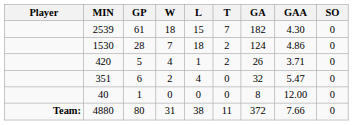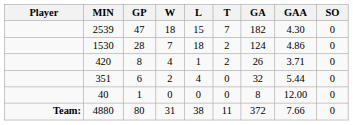(139, 29) 61 -> (139, 29) 47
(139, 62) 5 -> (139, 62) 8
(296, 78) 5.47 -> (296, 78) 5.44
